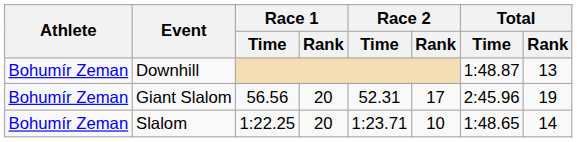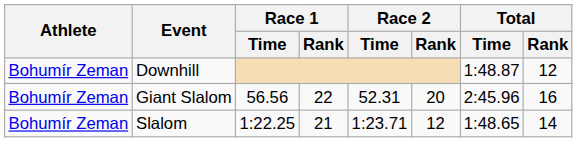(548, 71) 13 -> (548, 71) 12
(323, 97) 20 -> (323, 97) 22
(436, 97) 17 -> (436, 97) 20
(548, 97) 19 -> (548, 97) 16
(323, 124) 20 -> (323, 124) 21
(436, 124) 10 -> (436, 124) 12
